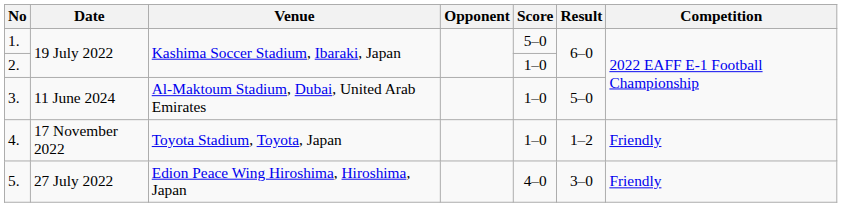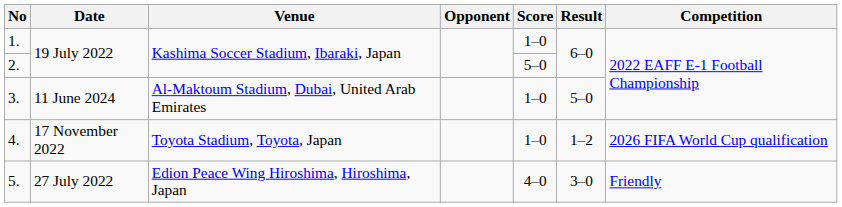(535, 41) 5–0 -> (535, 41) 1–0
(535, 65) 1–0 -> (535, 65) 5–0
(635, 140) Friendly -> (719, 140) 2026 FIFA World Cup qualification
